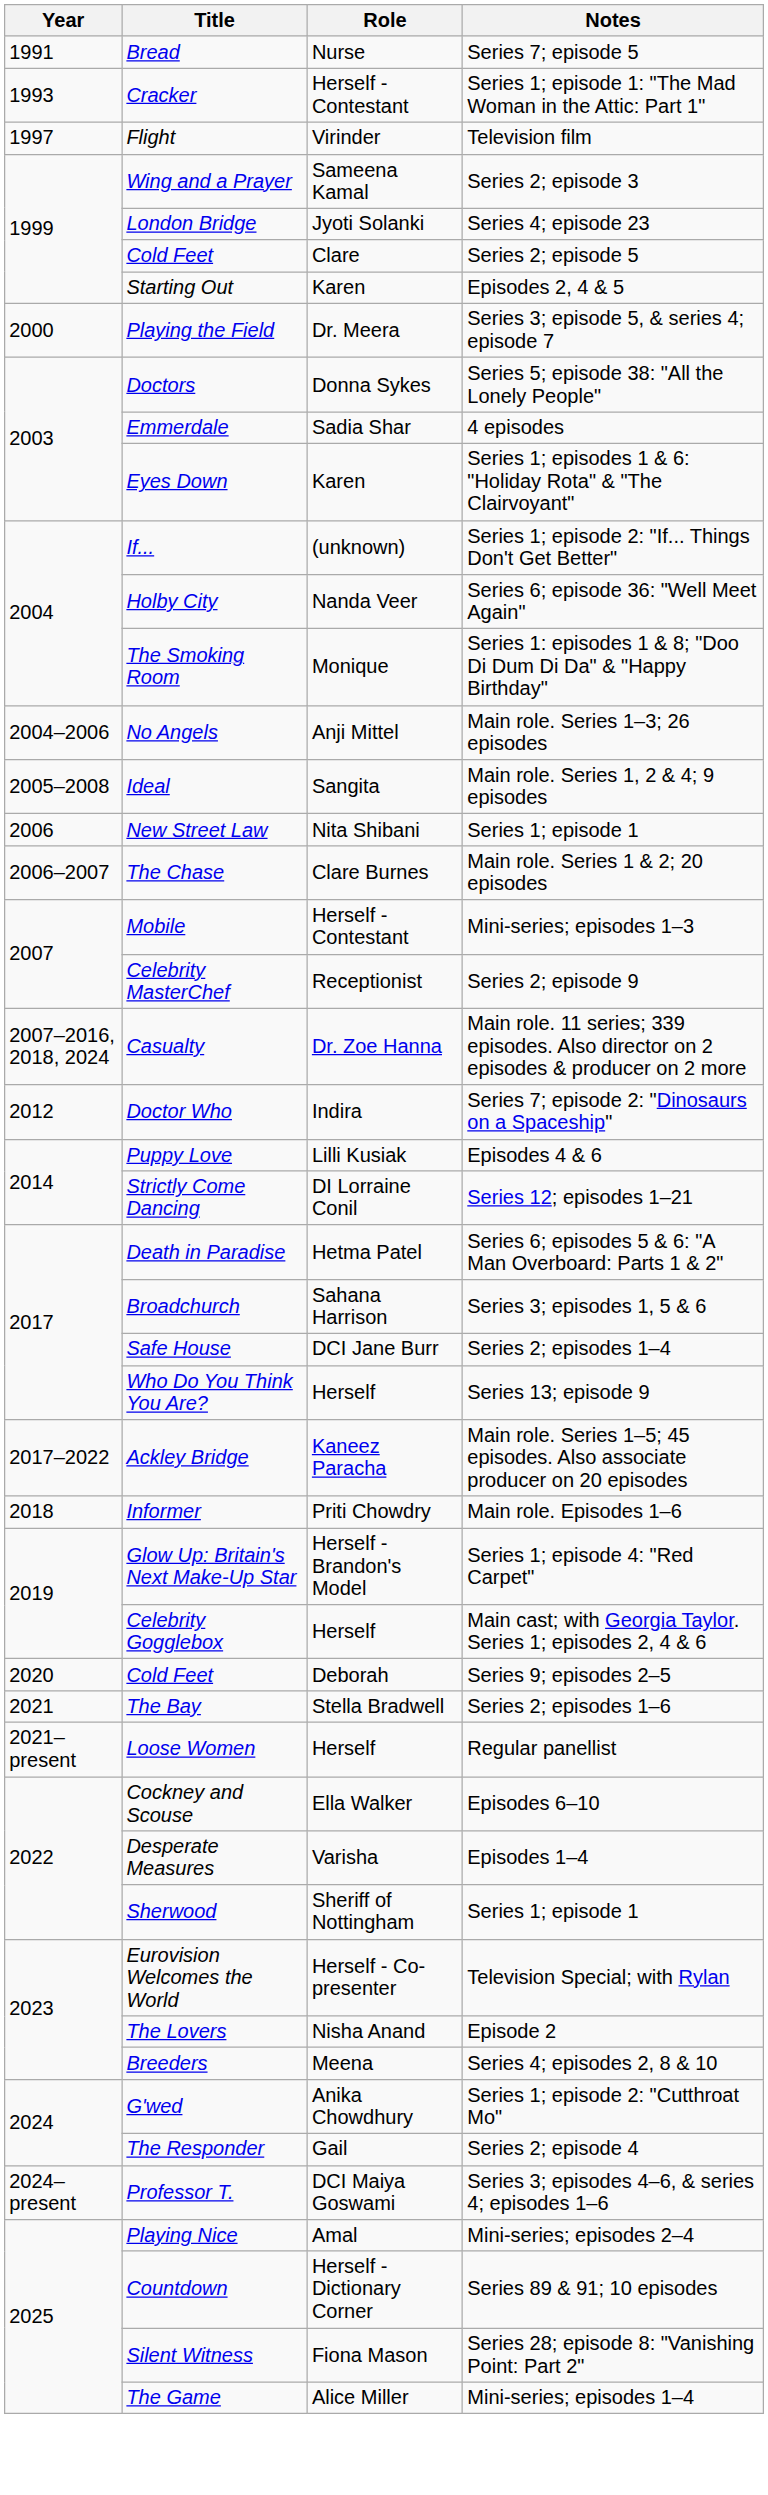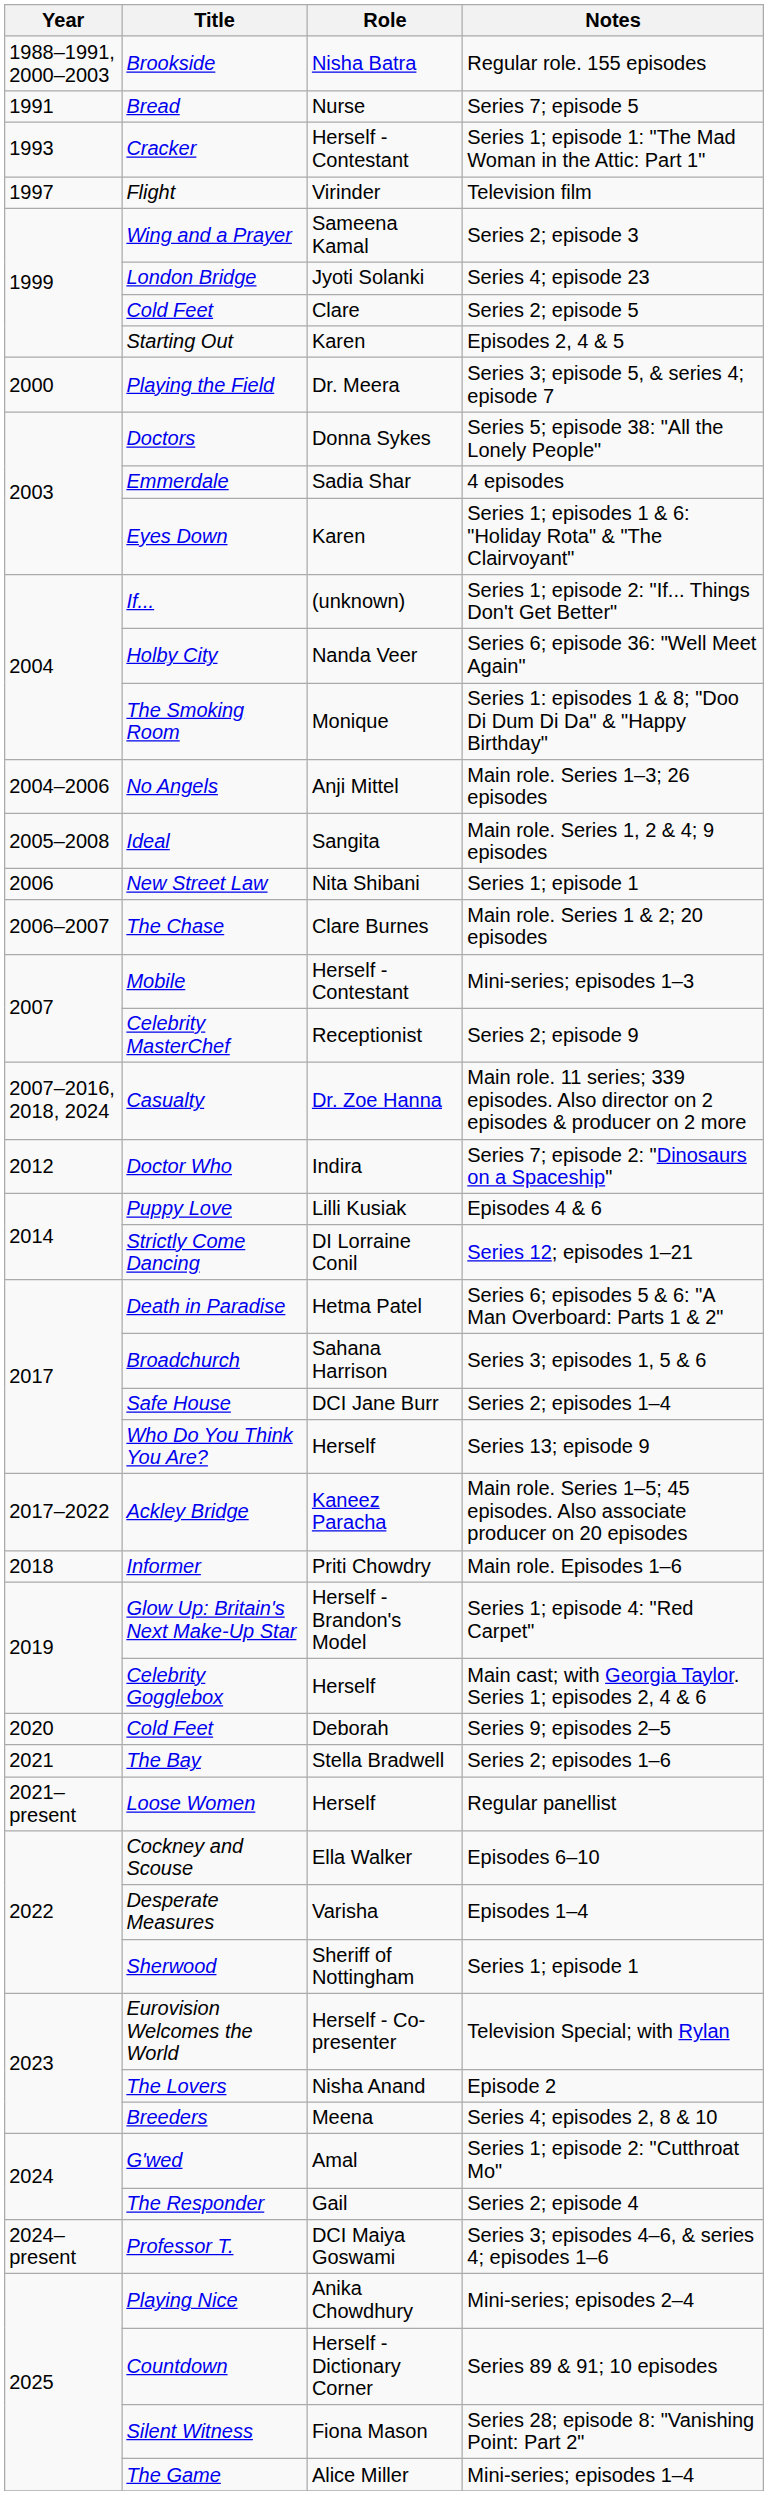+ row: (171, 63)
(362, 2106) Anika Chowdhury -> (335, 2160) Amal
(335, 2235) Amal -> (362, 2300) Anika Chowdhury
